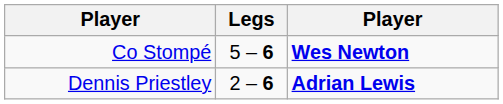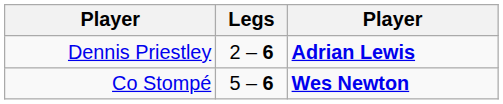rows swapped: (140, 83) <-> (162, 51)
